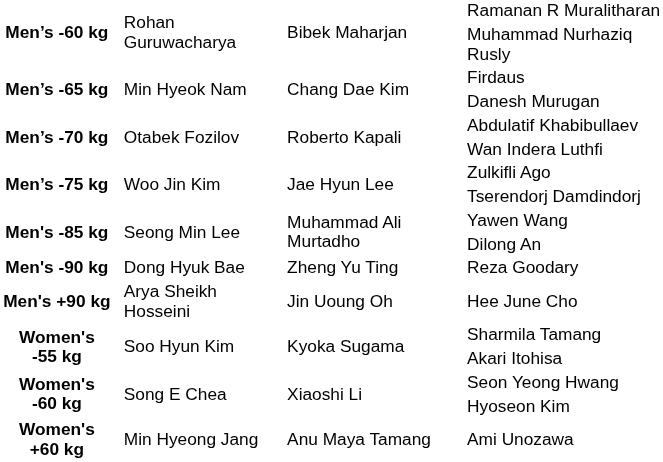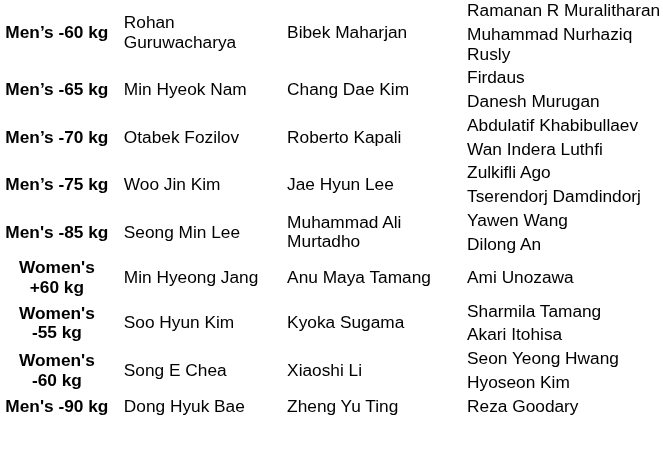rows swapped: (523, 267) <-> (520, 439)
- row: (522, 301)
